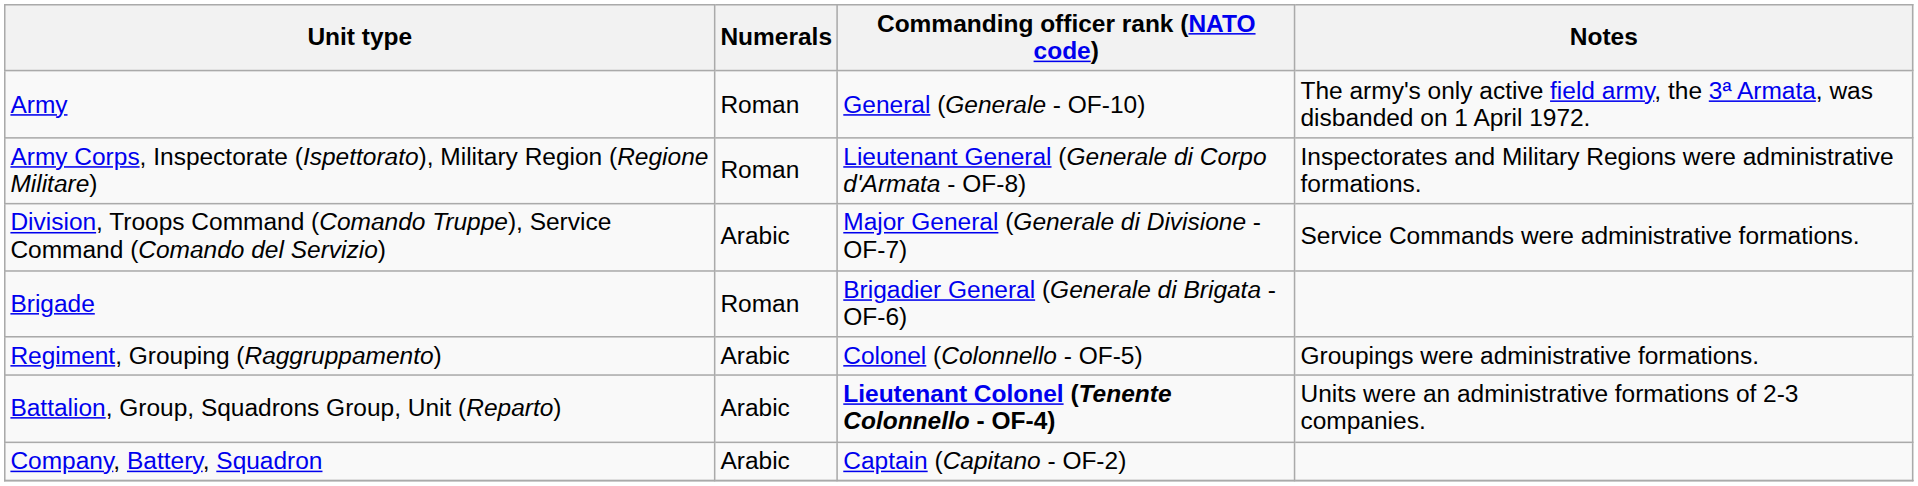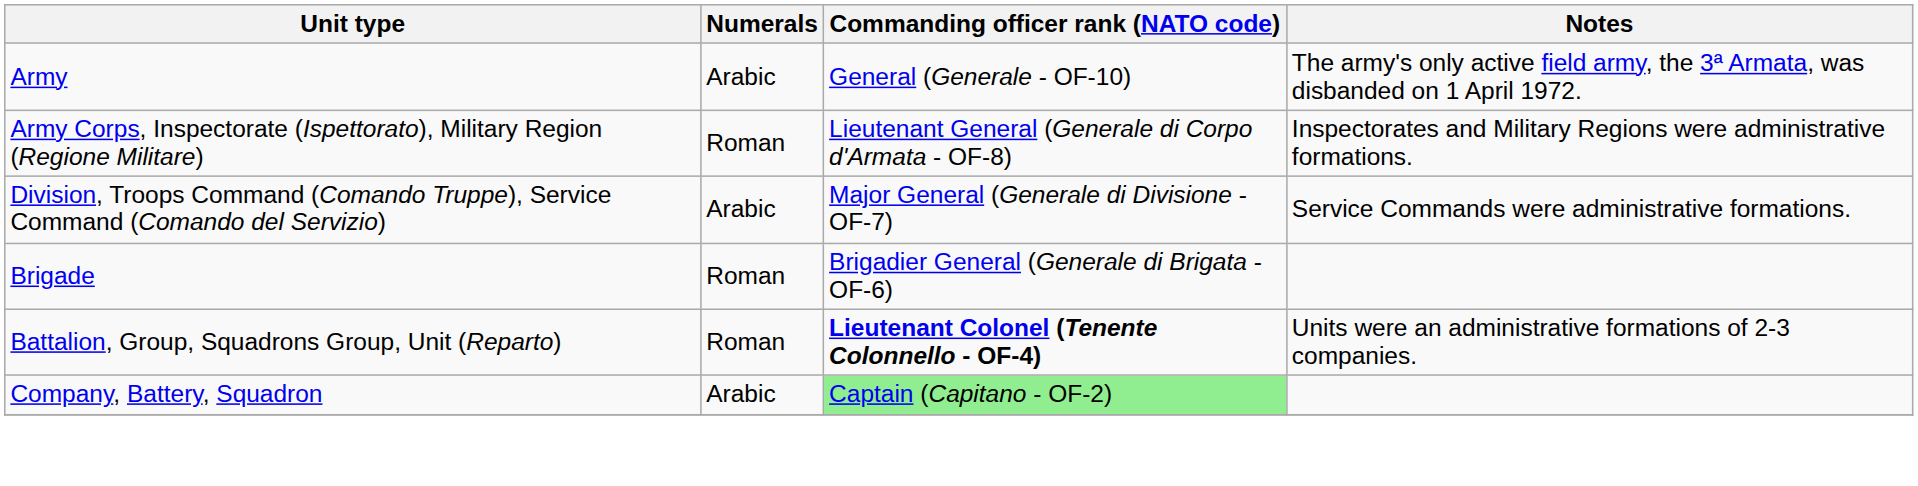(760, 104) Roman -> (741, 76) Arabic
- row: (226, 355)
(755, 408) Arabic -> (746, 341) Roman
(985, 460) no background -> (971, 394) lightgreen background
